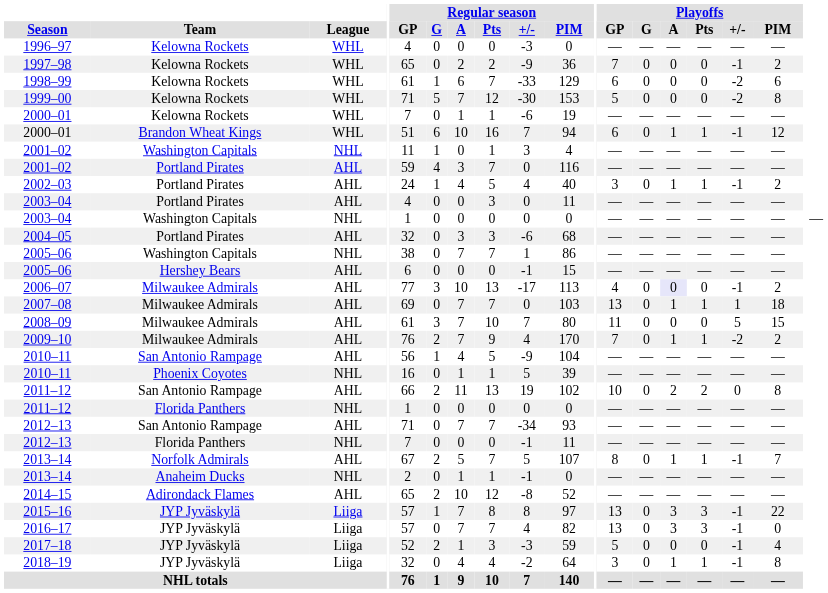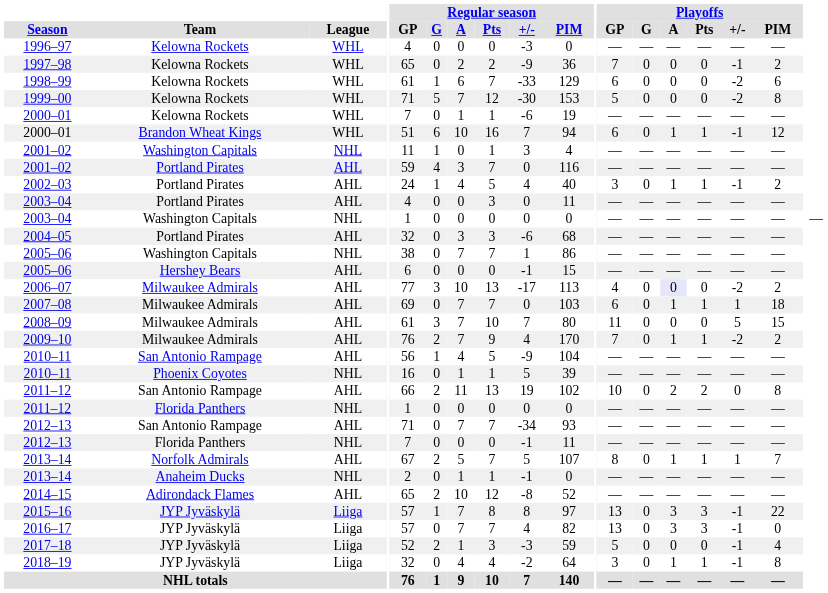(737, 287) -1 -> (737, 287) -2
(615, 305) 13 -> (615, 305) 6
(737, 459) -1 -> (737, 459) 1
